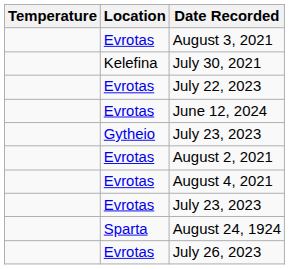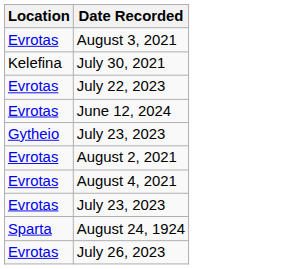- column: (52, 16)
